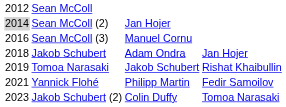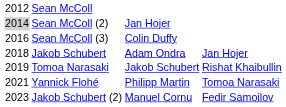(158, 38) Manuel Cornu -> (151, 38) Colin Duffy
(238, 82) Fedir Samoilov -> (241, 82) Tomoa Narasaki
(151, 97) Colin Duffy -> (158, 97) Manuel Cornu
(241, 97) Tomoa Narasaki -> (238, 97) Fedir Samoilov
